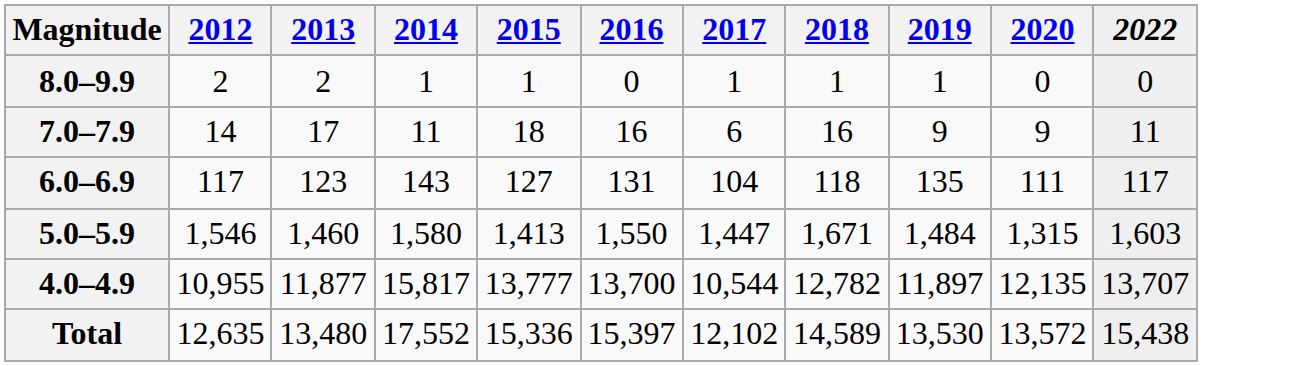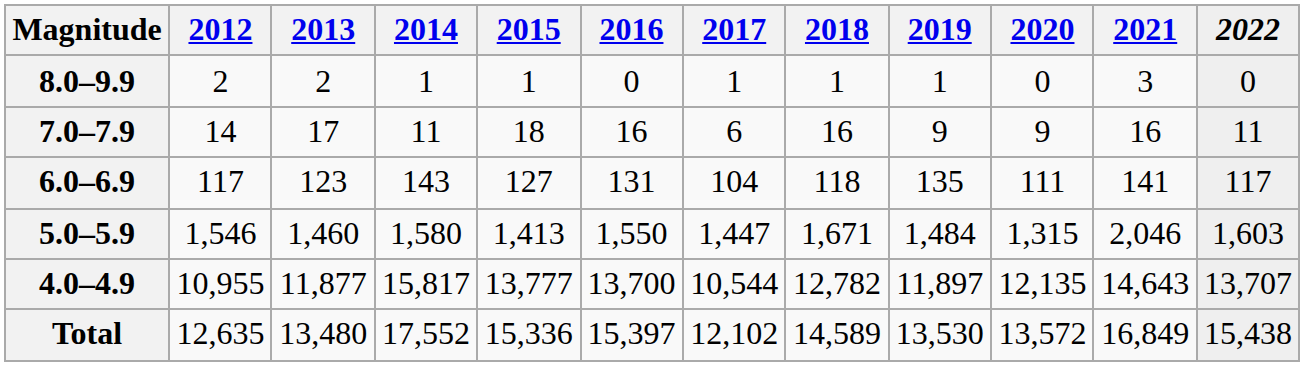+ column: (1145, 29)
